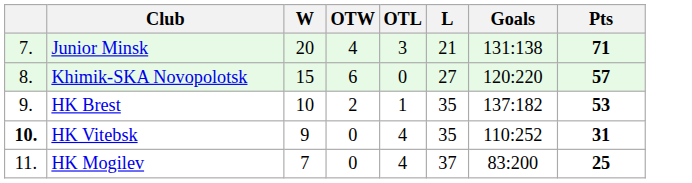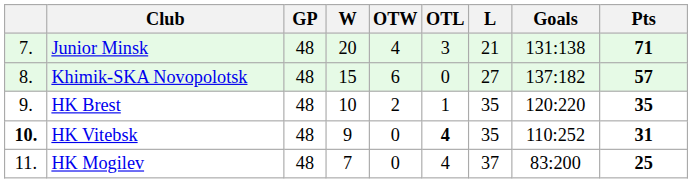+ column: (305, 18)
(513, 76) 120:220 -> (555, 76) 137:182
(513, 105) 137:182 -> (555, 105) 120:220
(601, 105) 53 -> (644, 105) 35
(403, 134) normal -> (445, 134) bold
